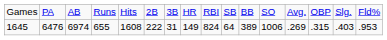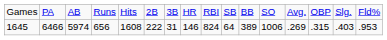(53, 27) 6476 -> (53, 27) 6466
(78, 27) 6974 -> (78, 27) 5974
(101, 27) 655 -> (101, 27) 656
(191, 27) 149 -> (191, 27) 146
